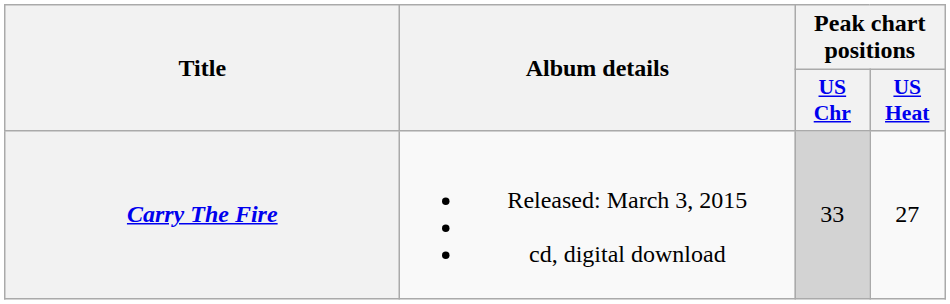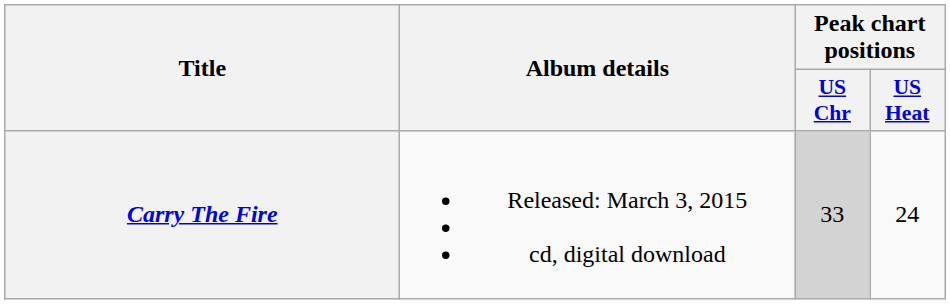(907, 214) 27 -> (907, 214) 24
